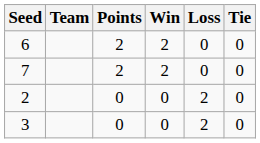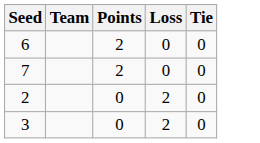- column: (165, 17)
